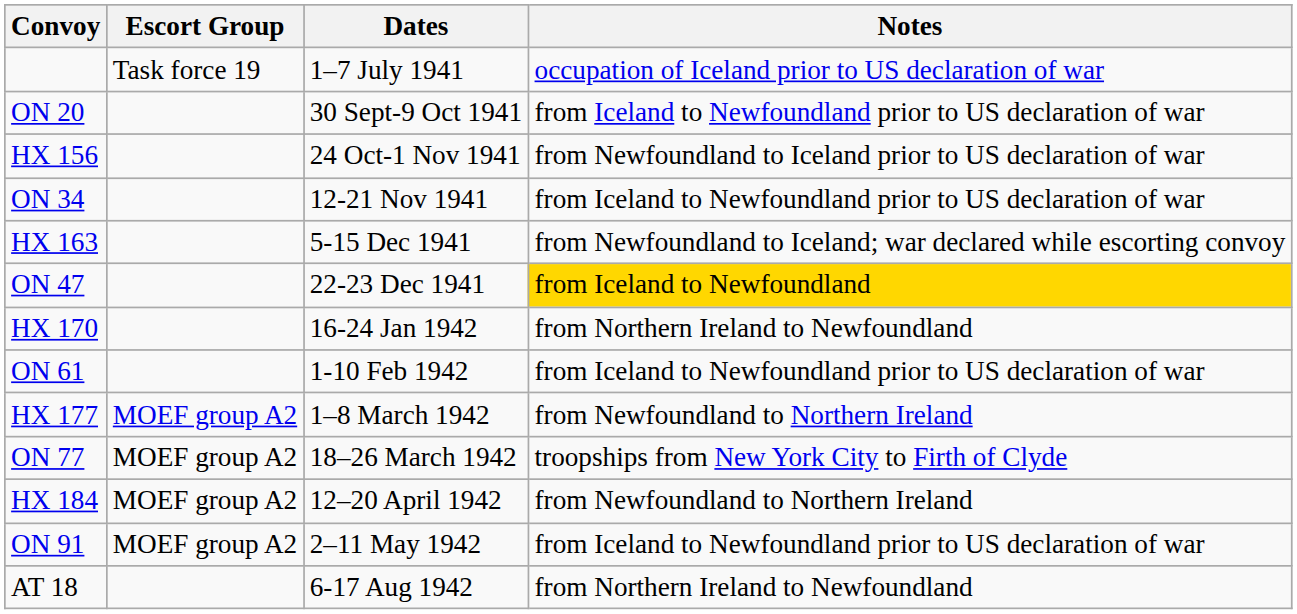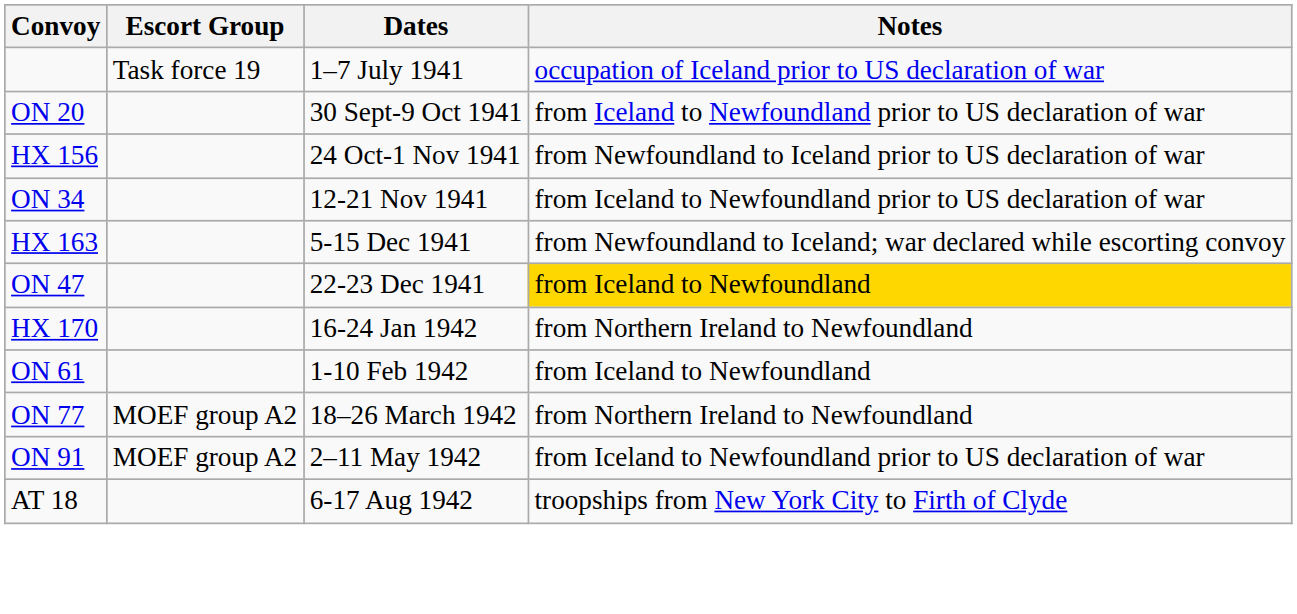(870, 371) from Iceland to Newfoundland prior to US declaration of war -> (703, 371) from Iceland to Newfoundland
- row: (55, 414)
(801, 457) troopships from New York City to Firth of Clyde -> (754, 414) from Northern Ireland to Newfoundland
- row: (55, 500)
(754, 586) from Northern Ireland to Newfoundland -> (801, 500) troopships from New York City to Firth of Clyde
